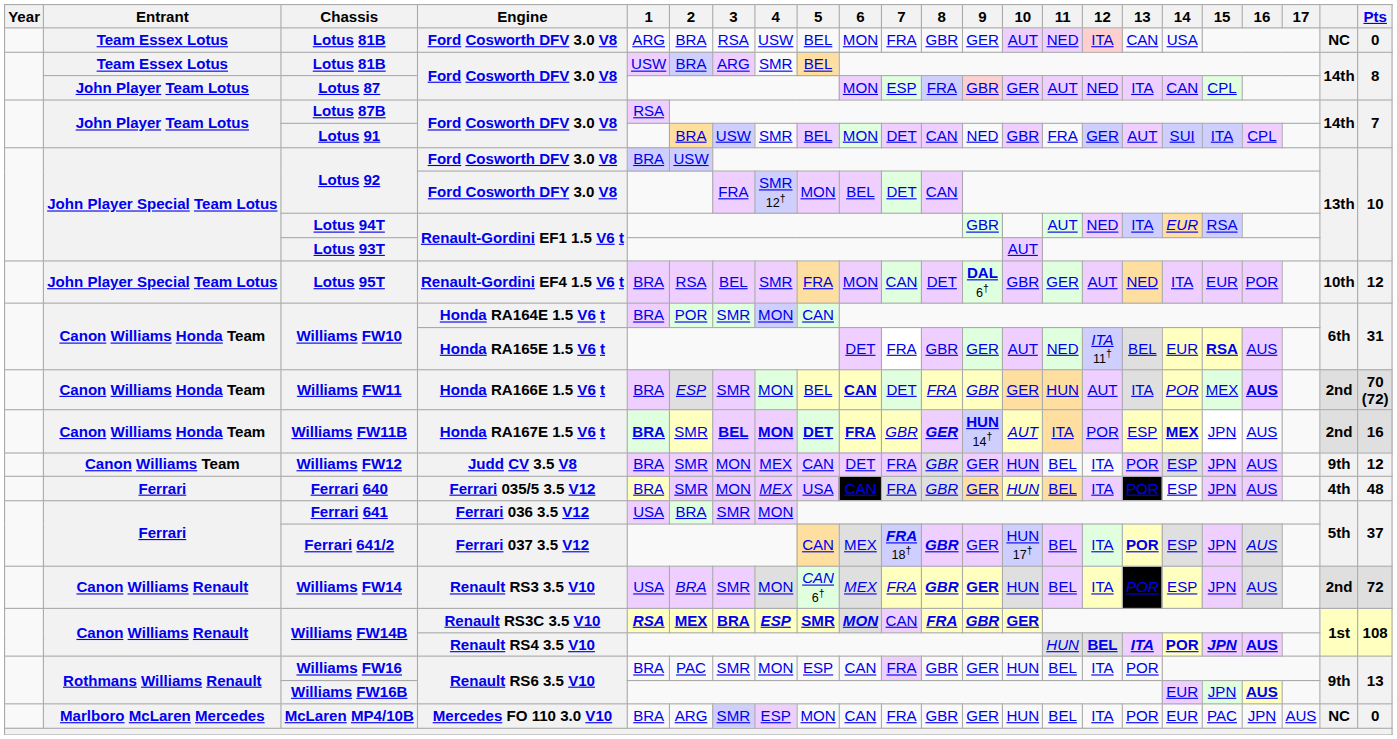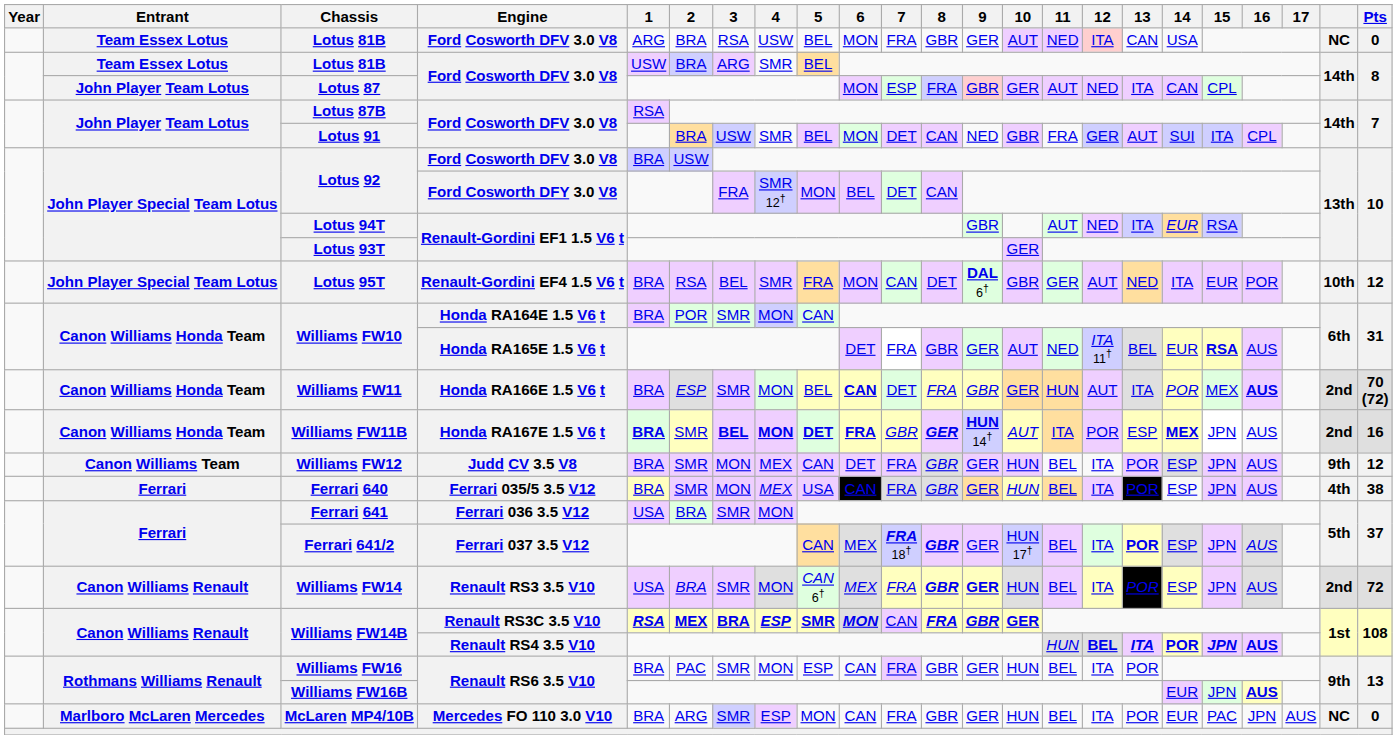(1023, 249) AUT -> (1023, 249) GER
(1375, 488) 48 -> (1375, 488) 38
